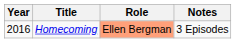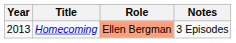(19, 29) 2016 -> (19, 29) 2013
